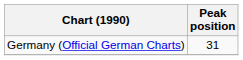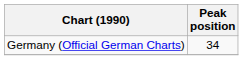(213, 45) 31 -> (213, 45) 34
